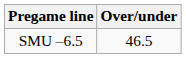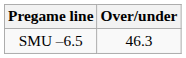(139, 41) 46.5 -> (139, 41) 46.3
